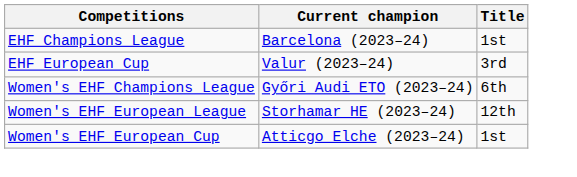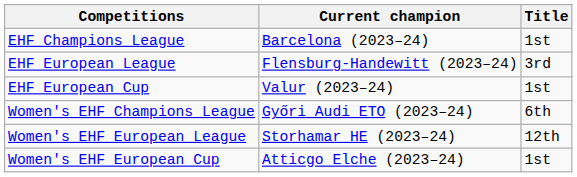+ row: (92, 64)
(494, 64) 3rd -> (538, 88) 1st
